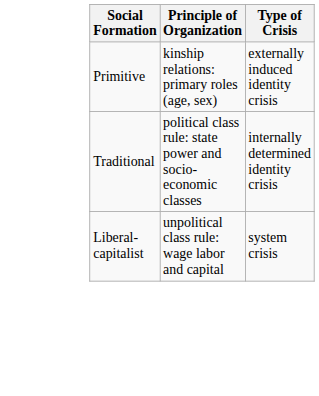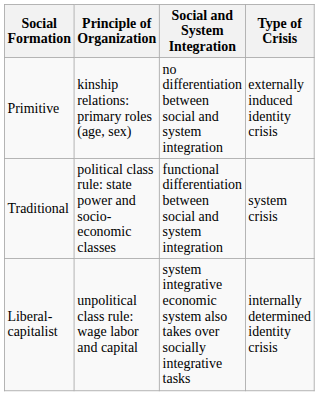+ column: (202, 31)
(280, 161) internally determined identity crisis -> (268, 208) system crisis
(268, 246) system crisis -> (280, 324) internally determined identity crisis
